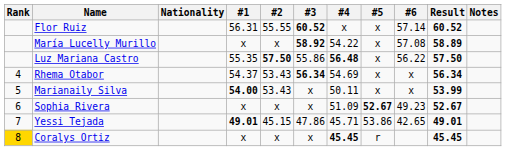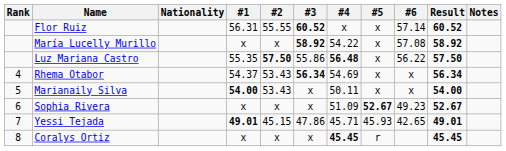(448, 44) 58.89 -> (448, 44) 58.92
(448, 91) 53.99 -> (448, 91) 54.00
(378, 122) 53.86 -> (378, 122) 45.93
(18, 138) gold background -> (18, 138) no background
